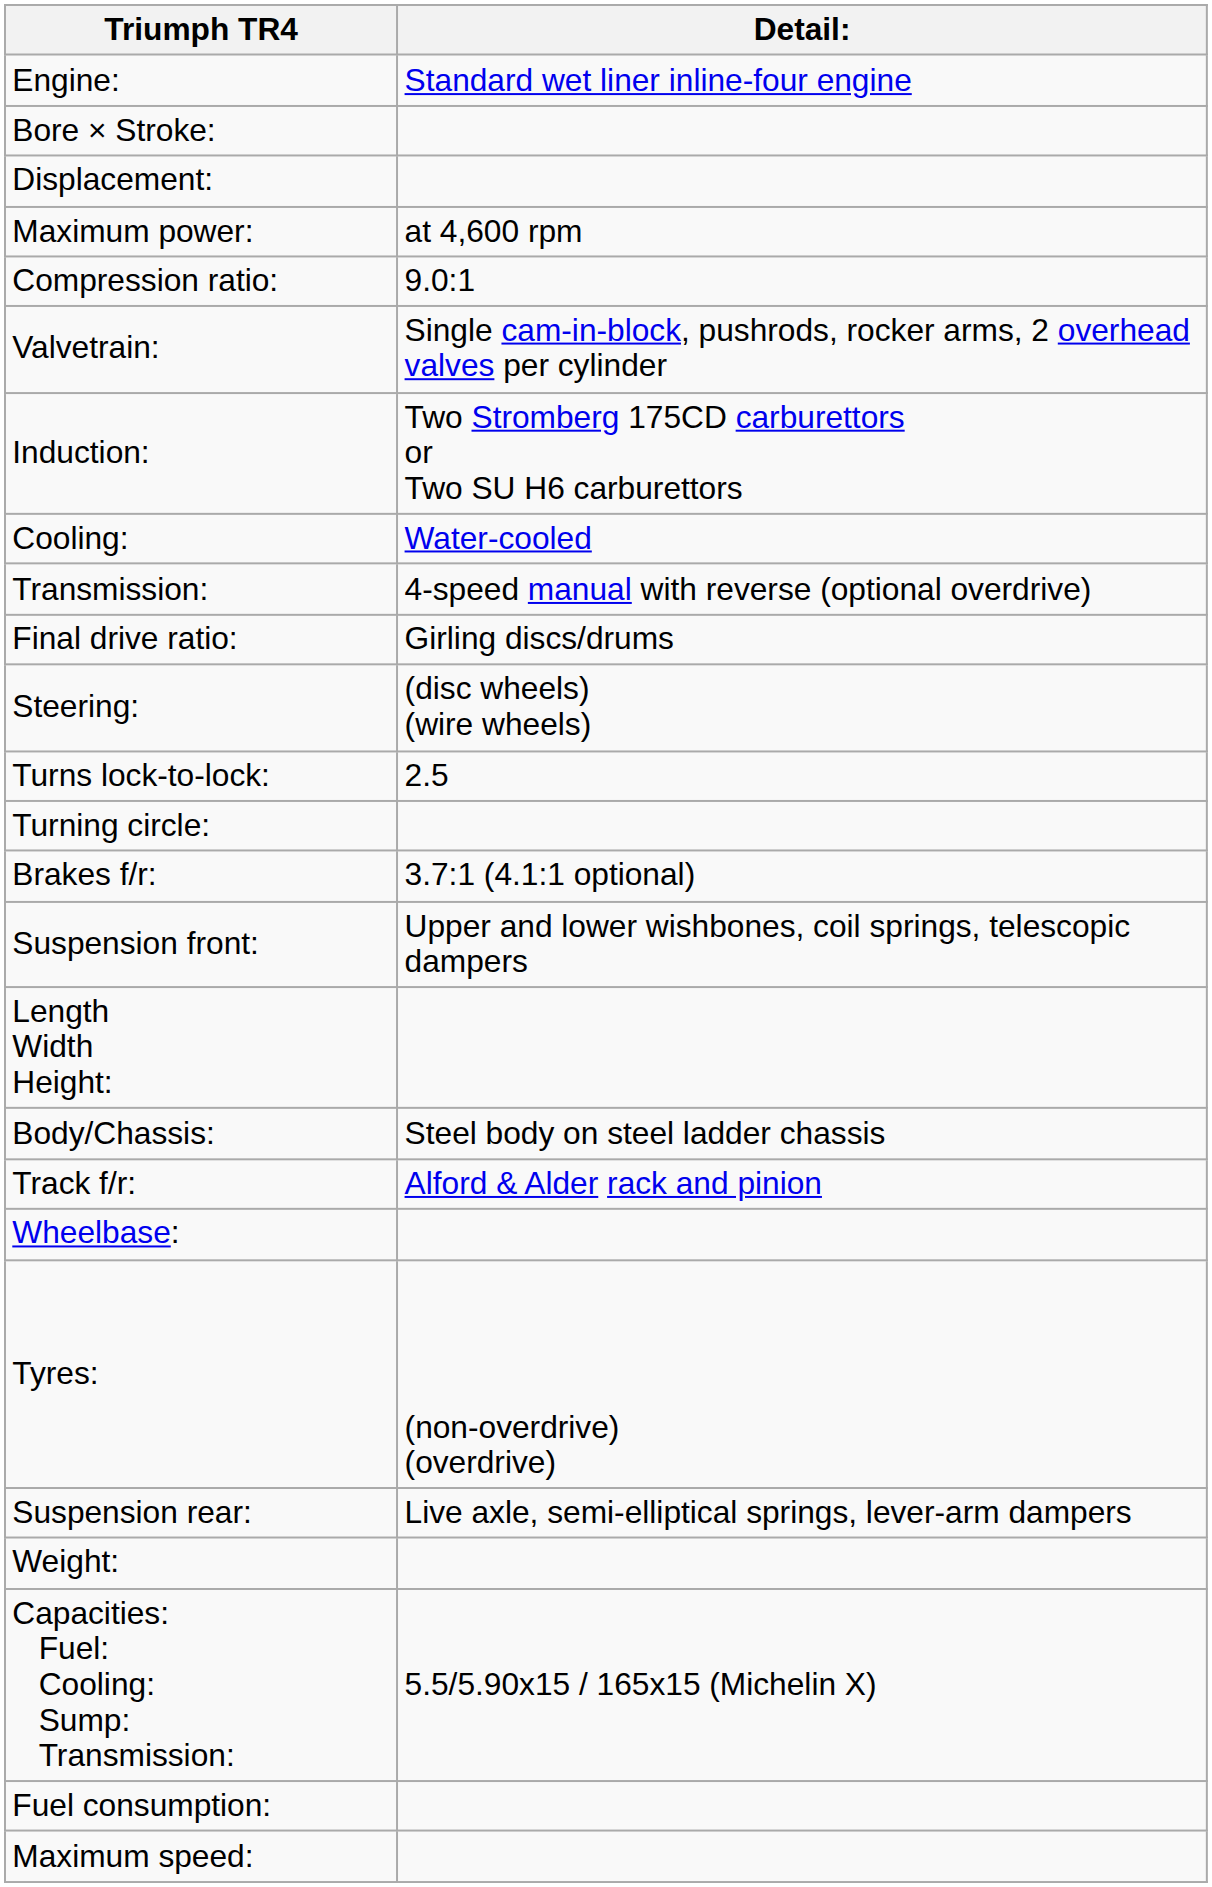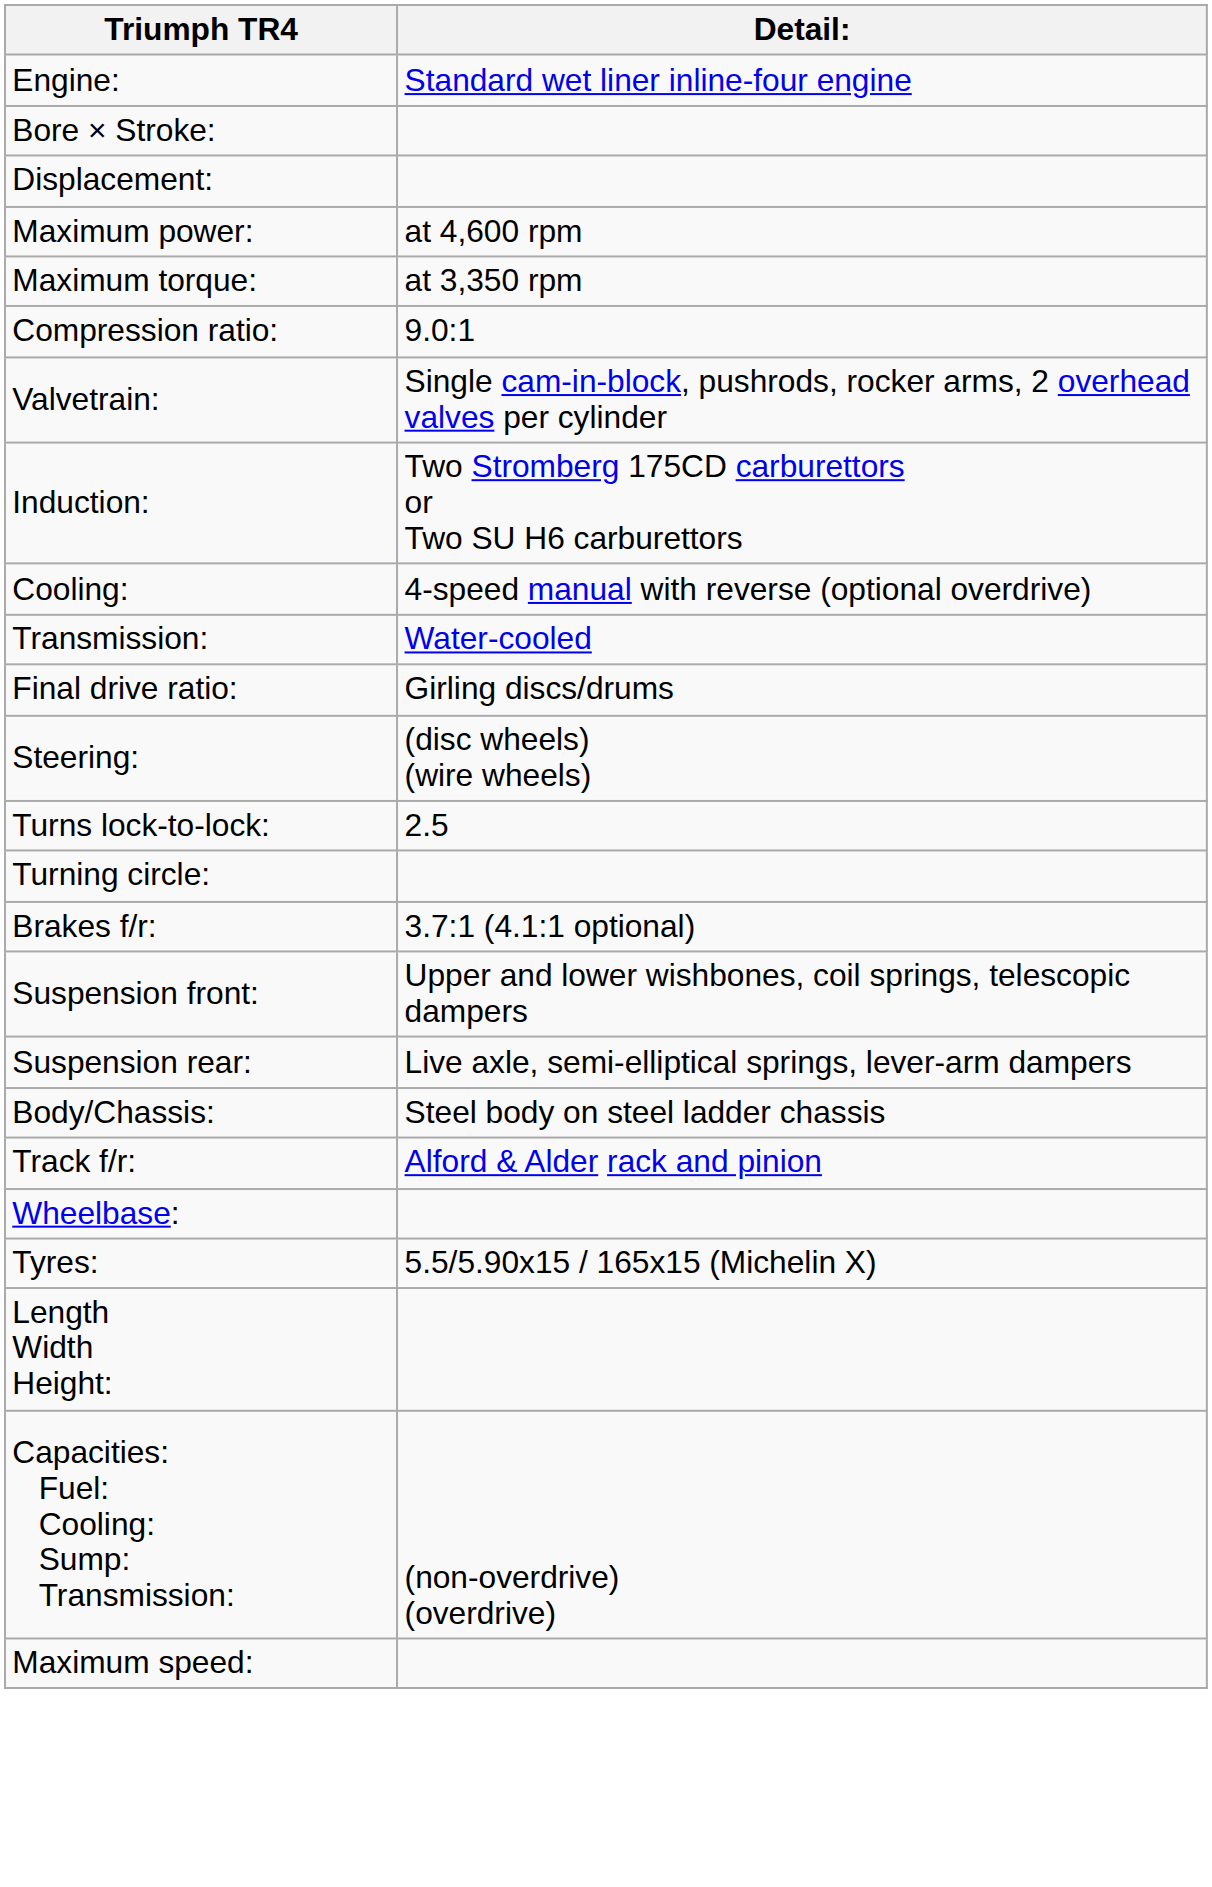+ row: (135, 280)
(498, 538) Water-cooled -> (748, 588) 4-speed manual with reverse (optional overdrive)
(748, 588) 4-speed manual with reverse (optional overdrive) -> (498, 638) Water-cooled
rows swapped: (132, 1512) <-> (62, 1047)
(512, 1373) (non-overdrive) (overdrive) -> (641, 1262) 5.5/5.90x15 / 165x15 (Michelin X)
- row: (66, 1562)
(641, 1684) 5.5/5.90x15 / 165x15 (Michelin X) -> (512, 1523) (non-overdrive) (overdrive)
- row: (146, 1805)
